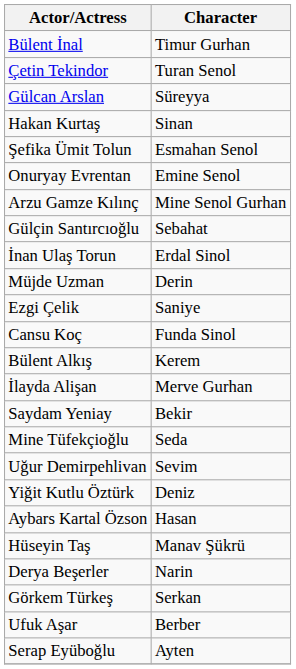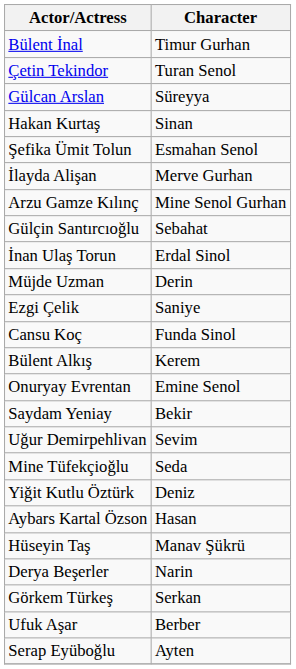rows swapped: (70, 176) <-> (52, 387)
rows swapped: (69, 439) <-> (77, 466)
